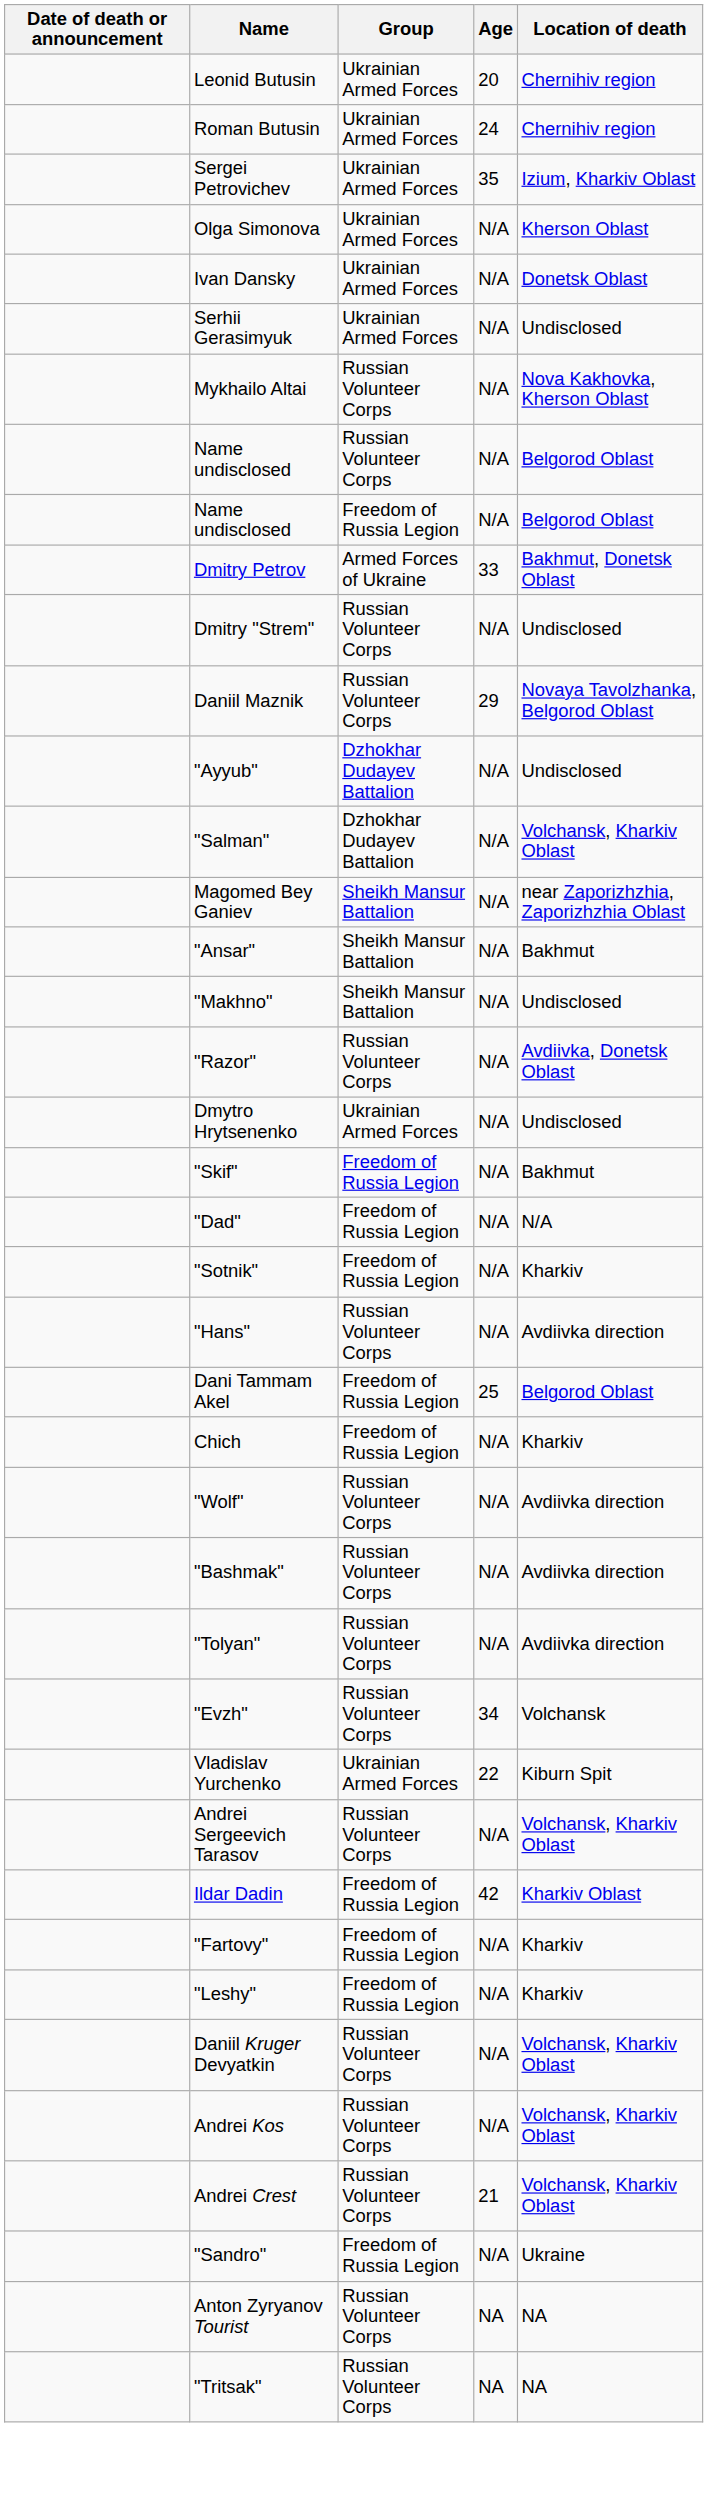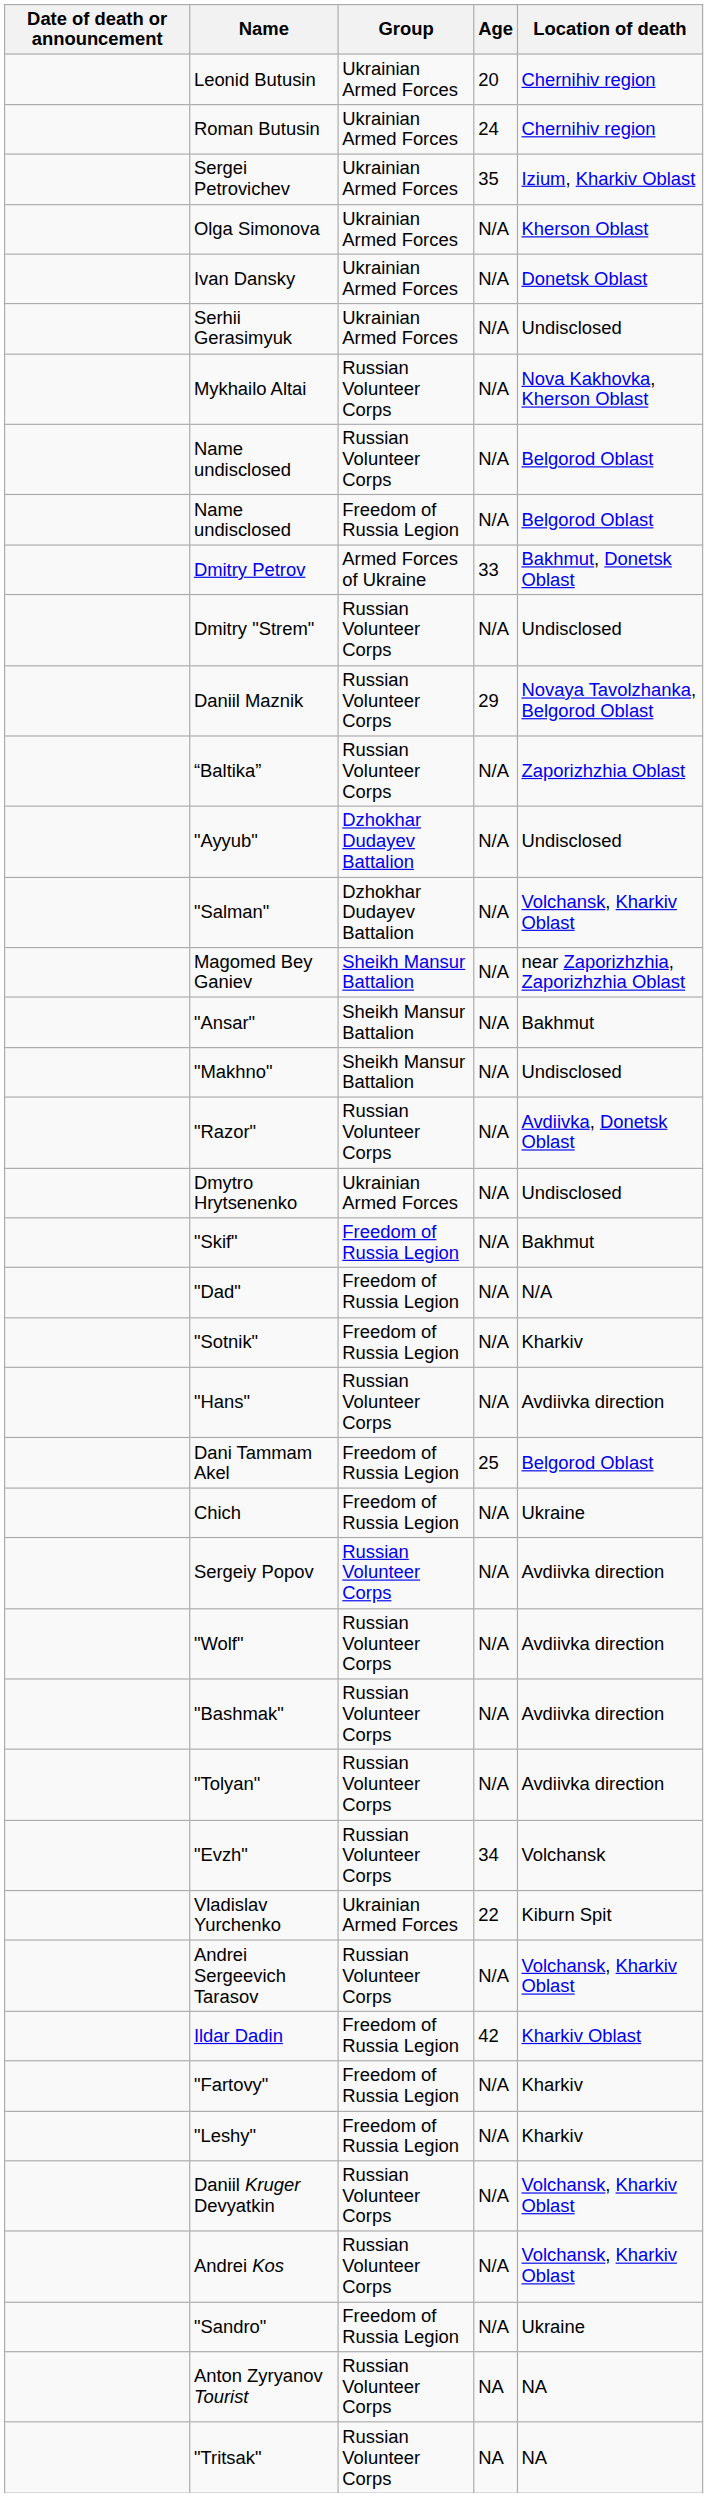+ row: (228, 771)
(552, 1442) Kharkiv -> (553, 1512) Ukraine
+ row: (254, 1572)
- row: (245, 2195)
